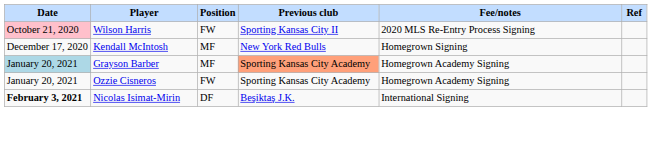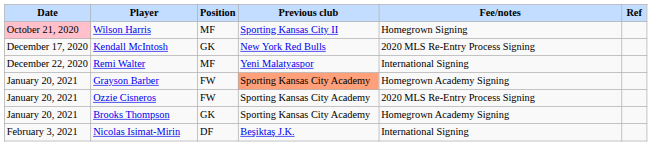(208, 30) FW -> (207, 30) MF
(458, 30) 2020 MLS Re-Entry Process Signing -> (424, 30) Homegrown Signing
(207, 47) MF -> (207, 47) GK
(424, 47) Homegrown Signing -> (458, 47) 2020 MLS Re-Entry Process Signing
+ row: (119, 64)
(42, 64) lightblue background -> (42, 81) no background
(207, 64) MF -> (208, 81) FW
(445, 81) Homegrown Academy Signing -> (458, 98) 2020 MLS Re-Entry Process Signing
+ row: (131, 115)
(44, 98) bold -> (42, 132) normal
